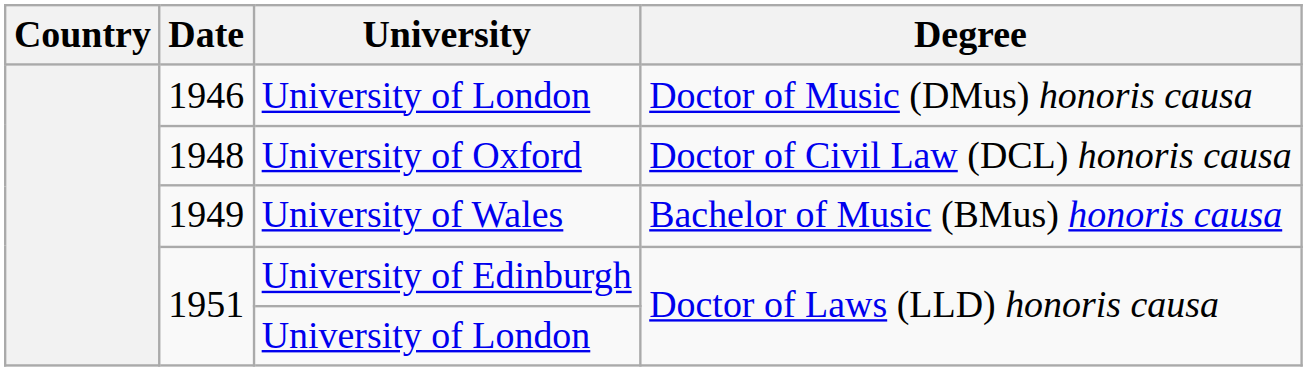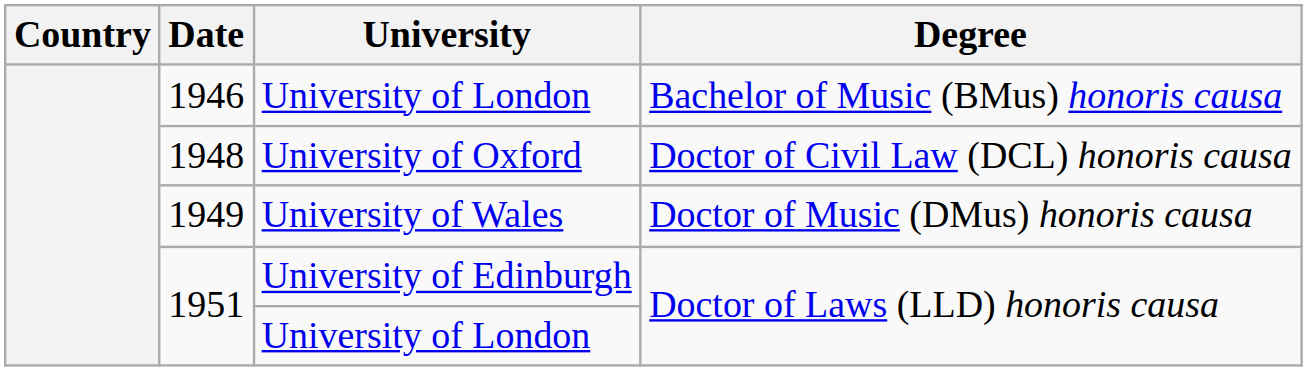(951, 94) Doctor of Music (DMus) honoris causa -> (966, 94) Bachelor of Music (BMus) honoris causa
(966, 214) Bachelor of Music (BMus) honoris causa -> (951, 214) Doctor of Music (DMus) honoris causa
